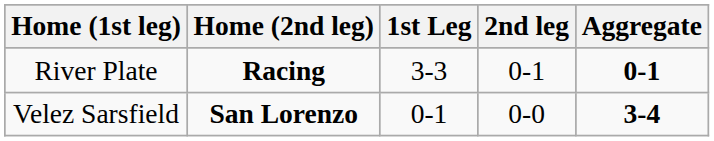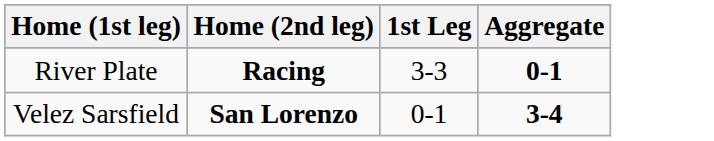- column: (527, 26)
